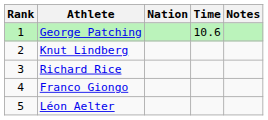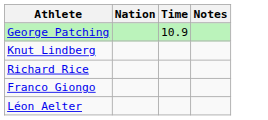- column: (21, 14)
(207, 32) 10.6 -> (175, 32) 10.9
